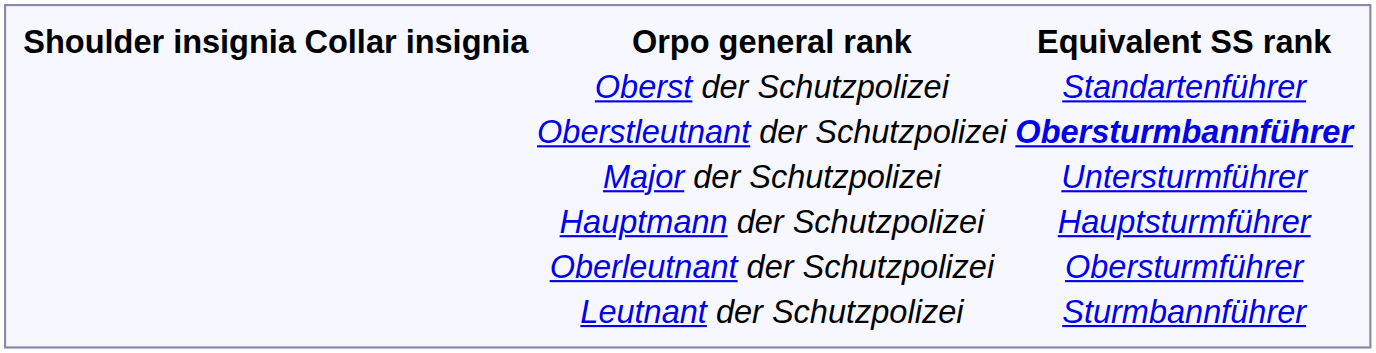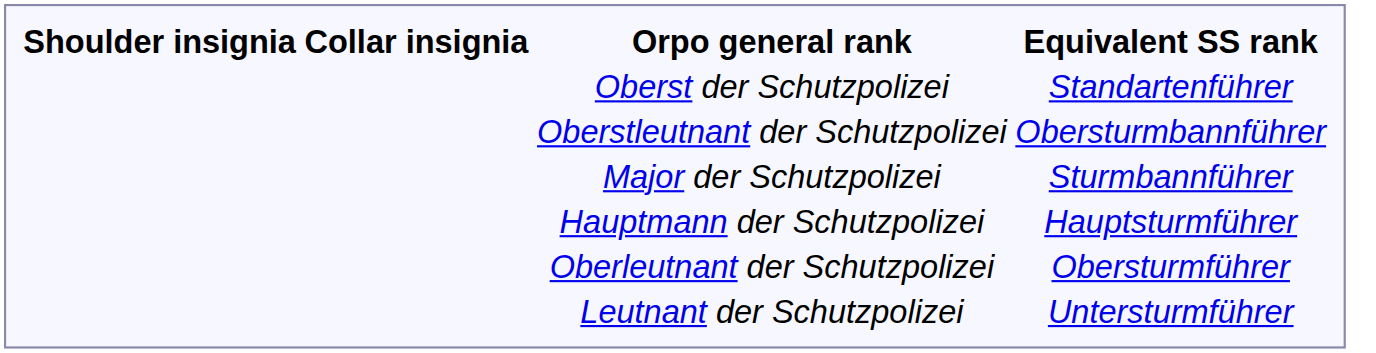(1184, 131) bold -> (1171, 131) normal
(1184, 176) Untersturmführer -> (1171, 176) Sturmbannführer
(1184, 311) Sturmbannführer -> (1171, 311) Untersturmführer
